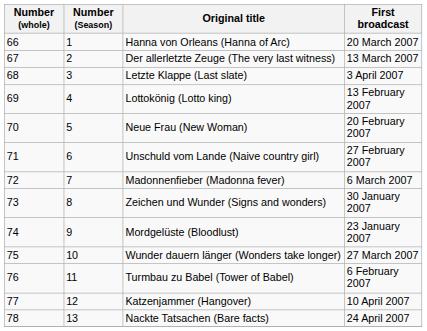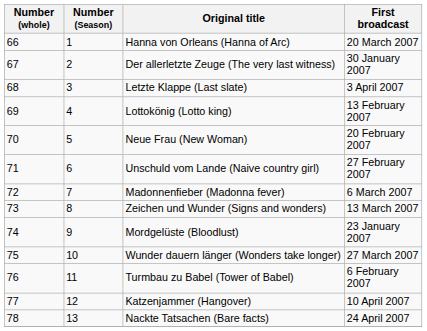(383, 59) 13 March 2007 -> (373, 65) 30 January 2007
(373, 203) 30 January 2007 -> (383, 209) 13 March 2007
